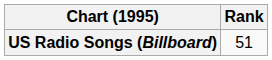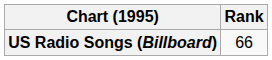(244, 42) 51 -> (244, 42) 66
